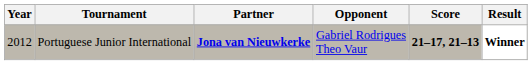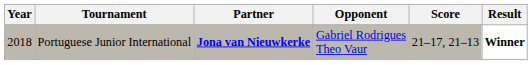(20, 42) 2012 -> (20, 42) 2018
(445, 42) bold -> (445, 42) normal
